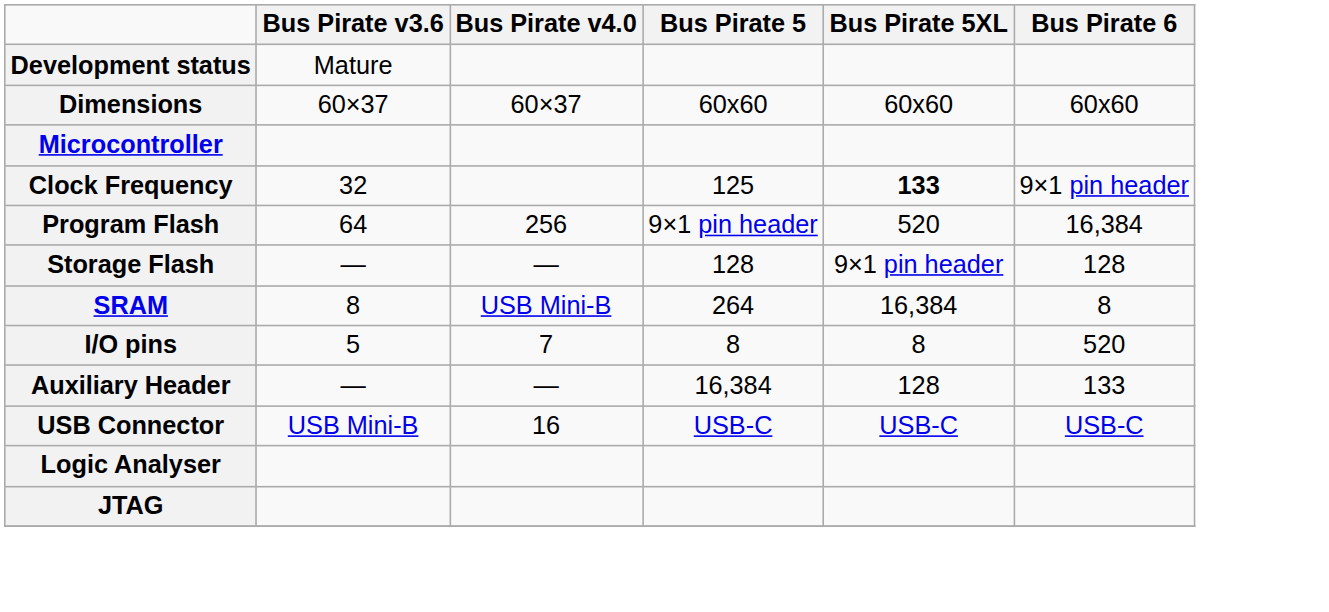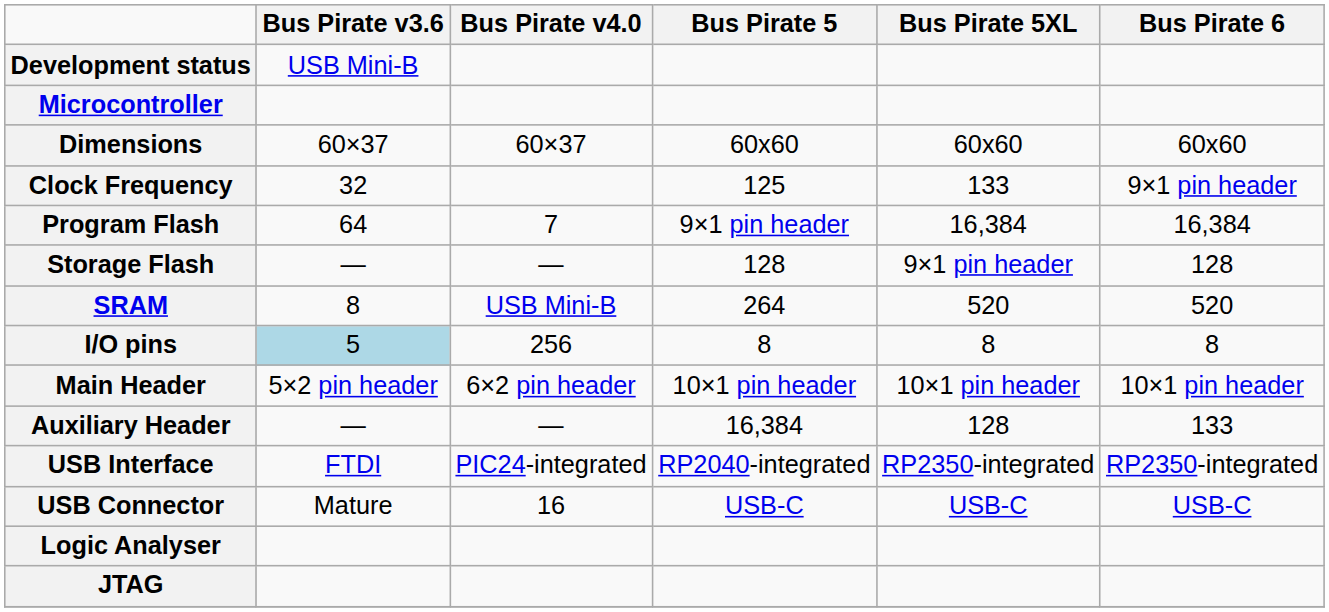(353, 64) Mature -> (353, 64) USB Mini-B
rows swapped: (131, 104) <-> (131, 144)
(919, 184) bold -> (988, 184) normal
(546, 225) 256 -> (551, 225) 7
(919, 225) 520 -> (988, 225) 16,384
(919, 305) 16,384 -> (988, 305) 520
(1104, 305) 8 -> (1212, 305) 520
(353, 345) no background -> (353, 345) lightblue background
(546, 345) 7 -> (551, 345) 256
(1104, 345) 520 -> (1212, 345) 8
+ row: (131, 385)
+ row: (131, 465)
(353, 425) USB Mini-B -> (353, 505) Mature
